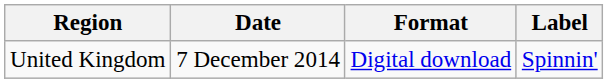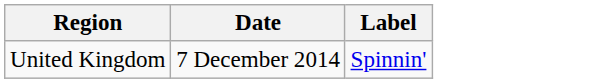- column: (431, 22)
